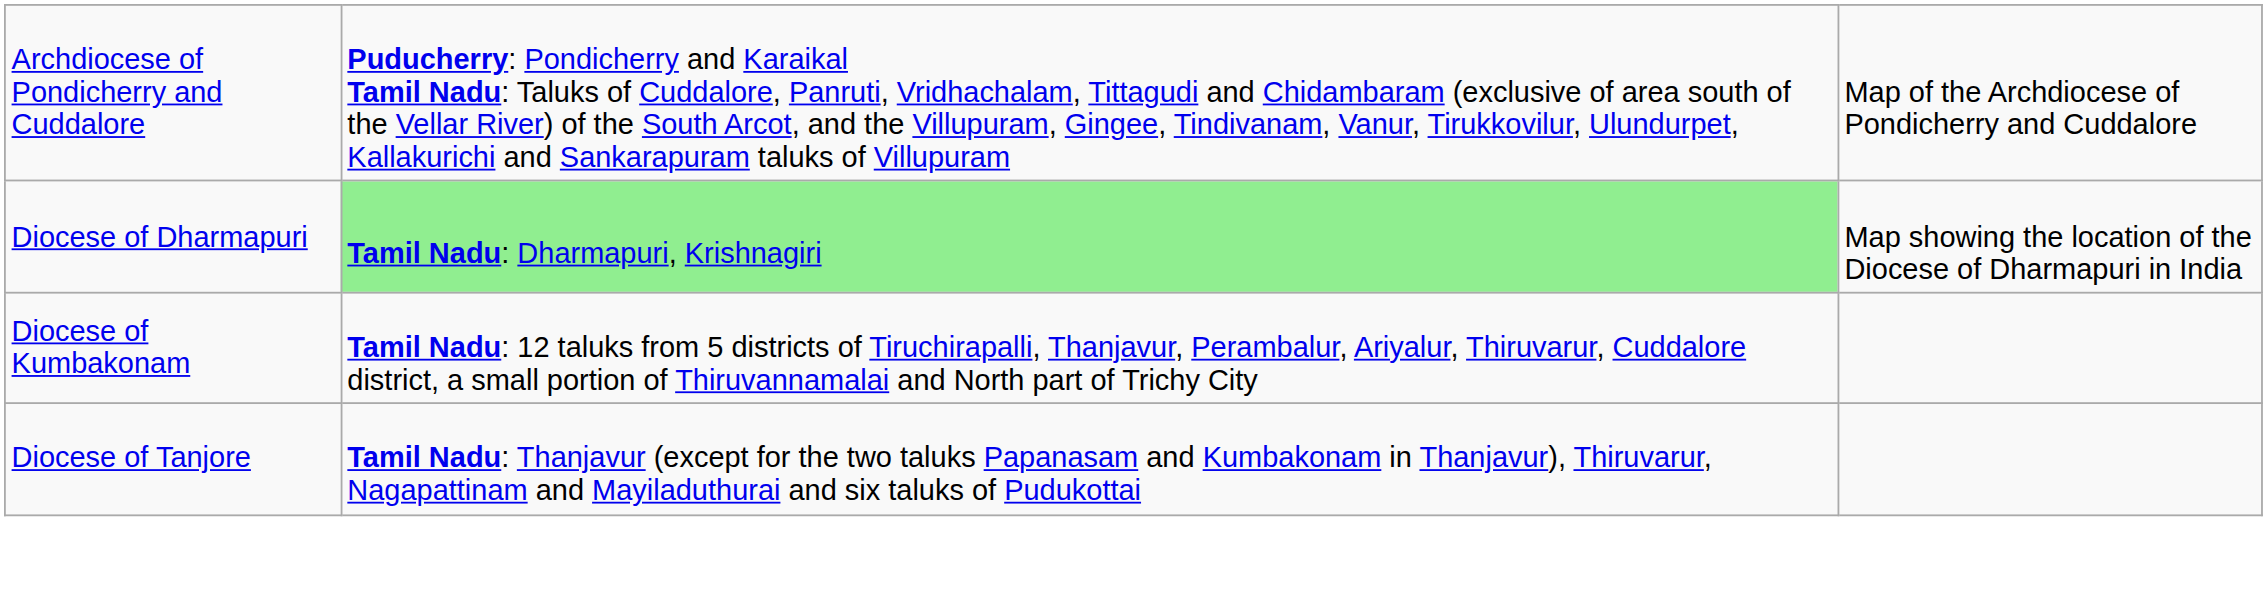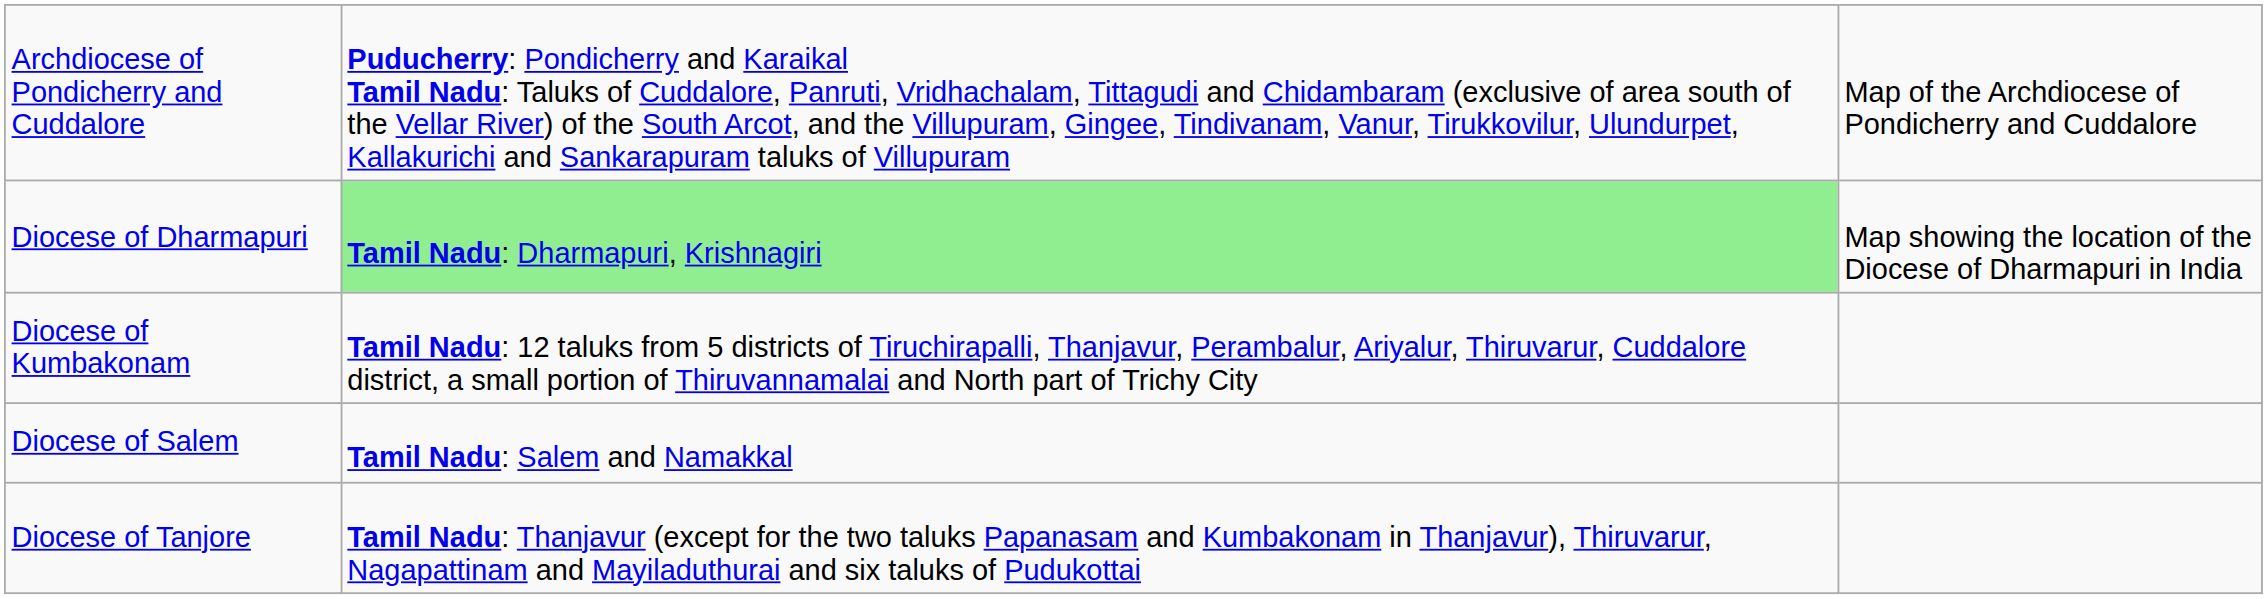+ row: (125, 442)
